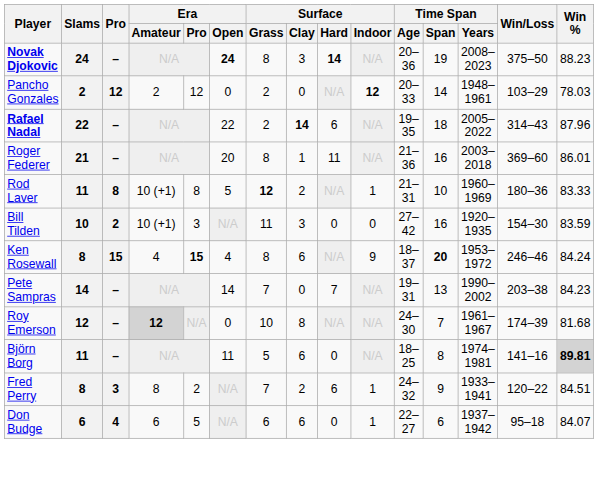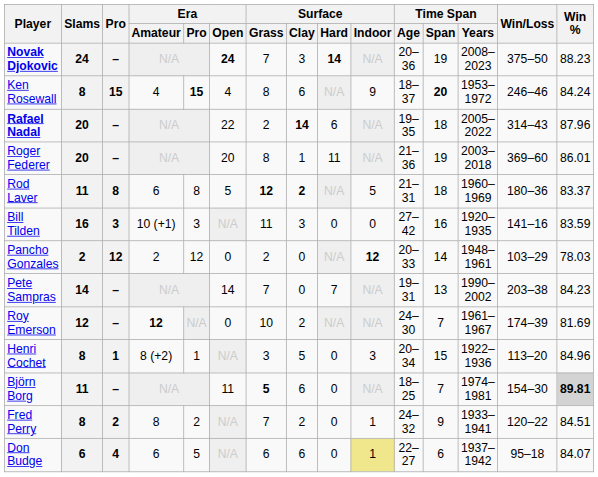(266, 59) 8 -> (266, 59) 7
rows swapped: (32, 257) <-> (33, 92)
(82, 125) 22 -> (82, 125) 20
(82, 158) 21 -> (82, 158) 20
(441, 158) 16 -> (441, 158) 19
(156, 191) 10 (+1) -> (156, 191) 6
(302, 191) normal -> (302, 191) bold
(373, 191) 1 -> (373, 191) 5
(441, 191) 10 -> (441, 191) 18
(575, 191) 83.33 -> (575, 191) 83.37
(82, 224) 10 -> (82, 224) 16
(116, 224) 2 -> (116, 224) 3
(527, 224) 154–30 -> (527, 224) 141–16
(156, 323) lightgrey background -> (156, 323) no background
(302, 323) 8 -> (302, 323) 2
(575, 323) 81.68 -> (575, 323) 81.69
+ row: (26, 356)
(266, 356) normal -> (266, 389) bold
(441, 356) 8 -> (441, 389) 7
(527, 356) 141–16 -> (527, 389) 154–30
(116, 389) 3 -> (116, 422) 2
(334, 389) 6 -> (334, 422) 0
(373, 422) no background -> (373, 455) khaki background
